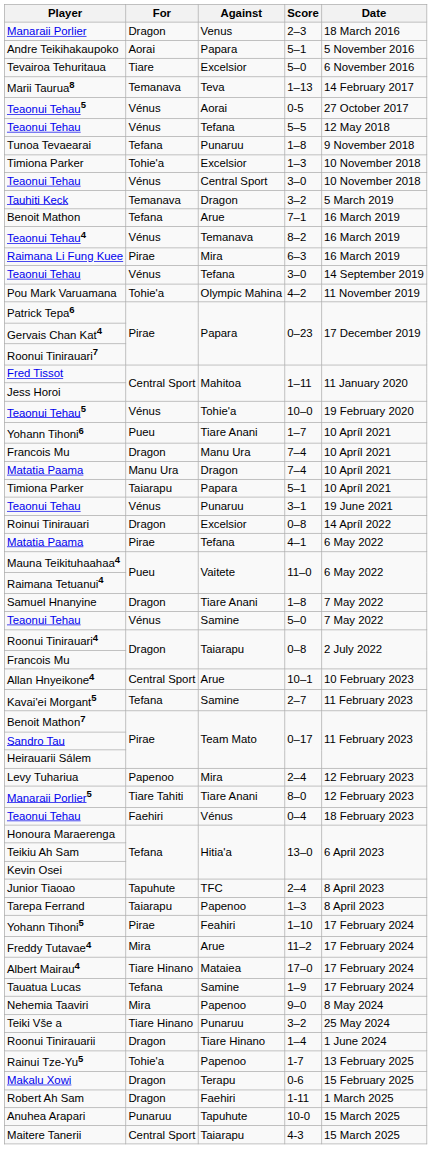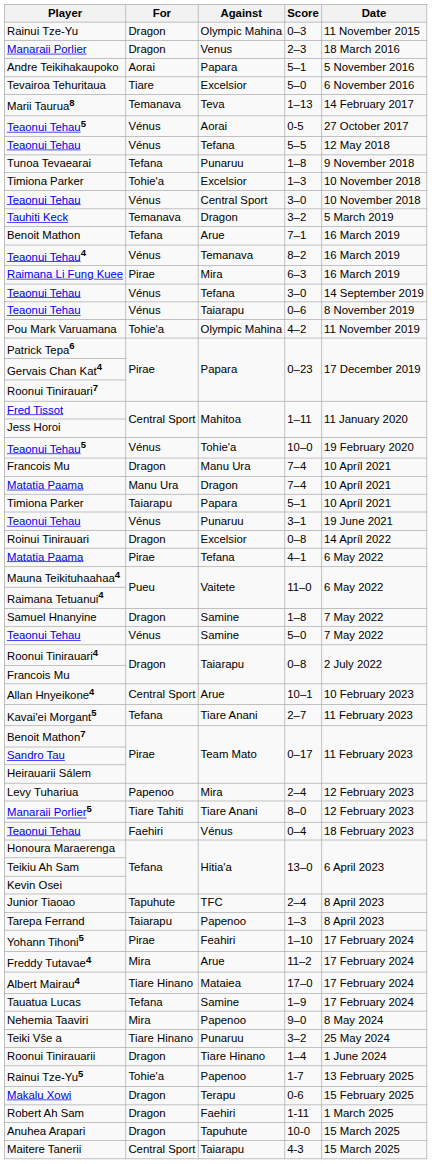+ row: (43, 31)
+ row: (44, 310)
- row: (45, 432)
(229, 602) Tiare Anani -> (220, 617) Samine
(220, 700) Samine -> (229, 715) Tiare Anani
(150, 1116) Punaruu -> (147, 1131) Dragon
